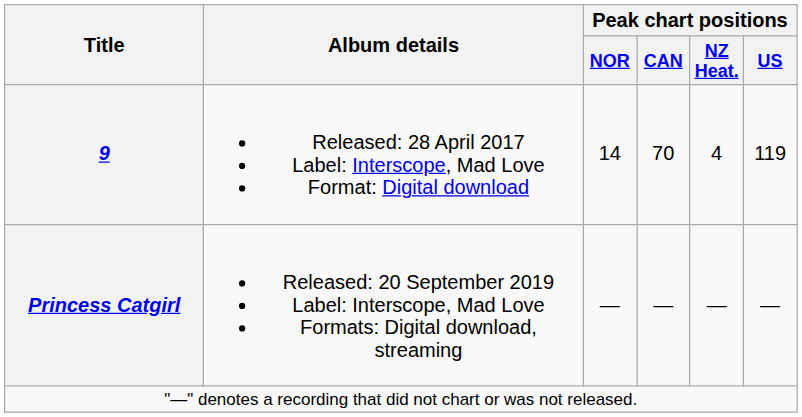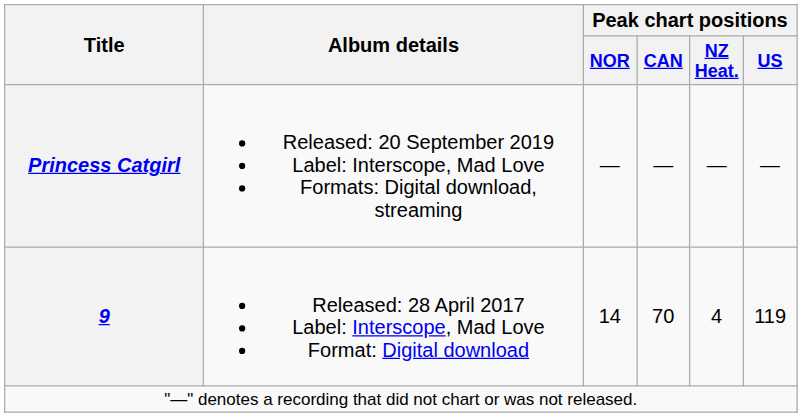rows swapped: (104, 154) <-> (104, 304)
